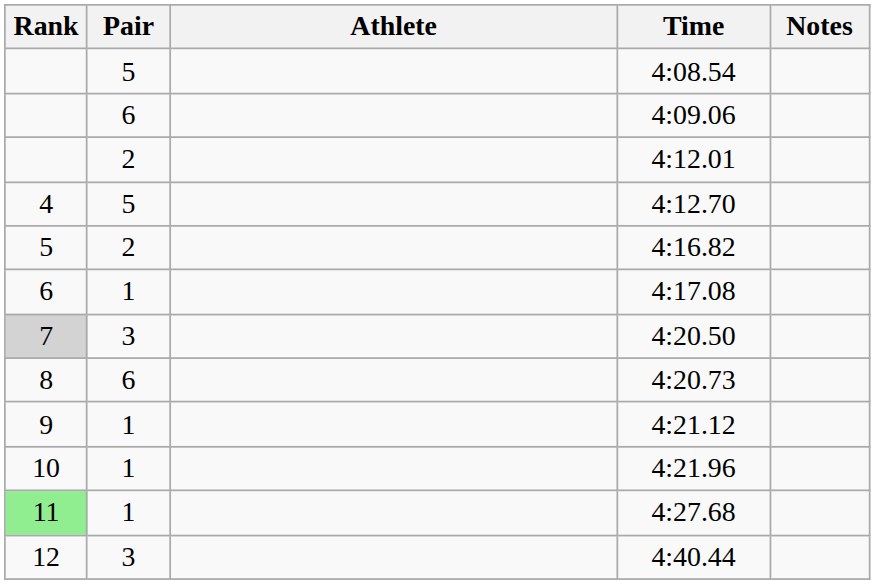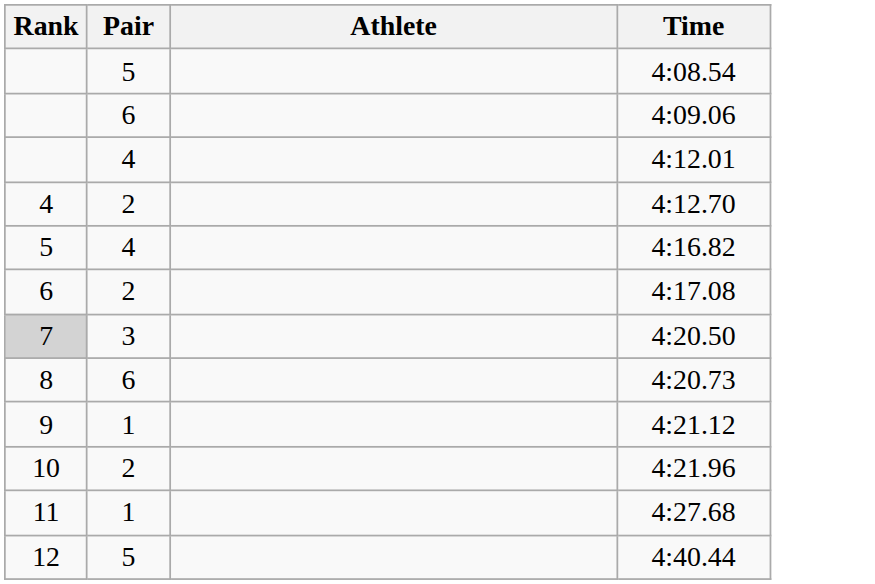- column: (820, 26)
(129, 159) 2 -> (129, 159) 4
(129, 203) 5 -> (129, 203) 2
(129, 247) 2 -> (129, 247) 4
(129, 291) 1 -> (129, 291) 2
(129, 468) 1 -> (129, 468) 2
(46, 512) lightgreen background -> (46, 512) no background
(129, 556) 3 -> (129, 556) 5
